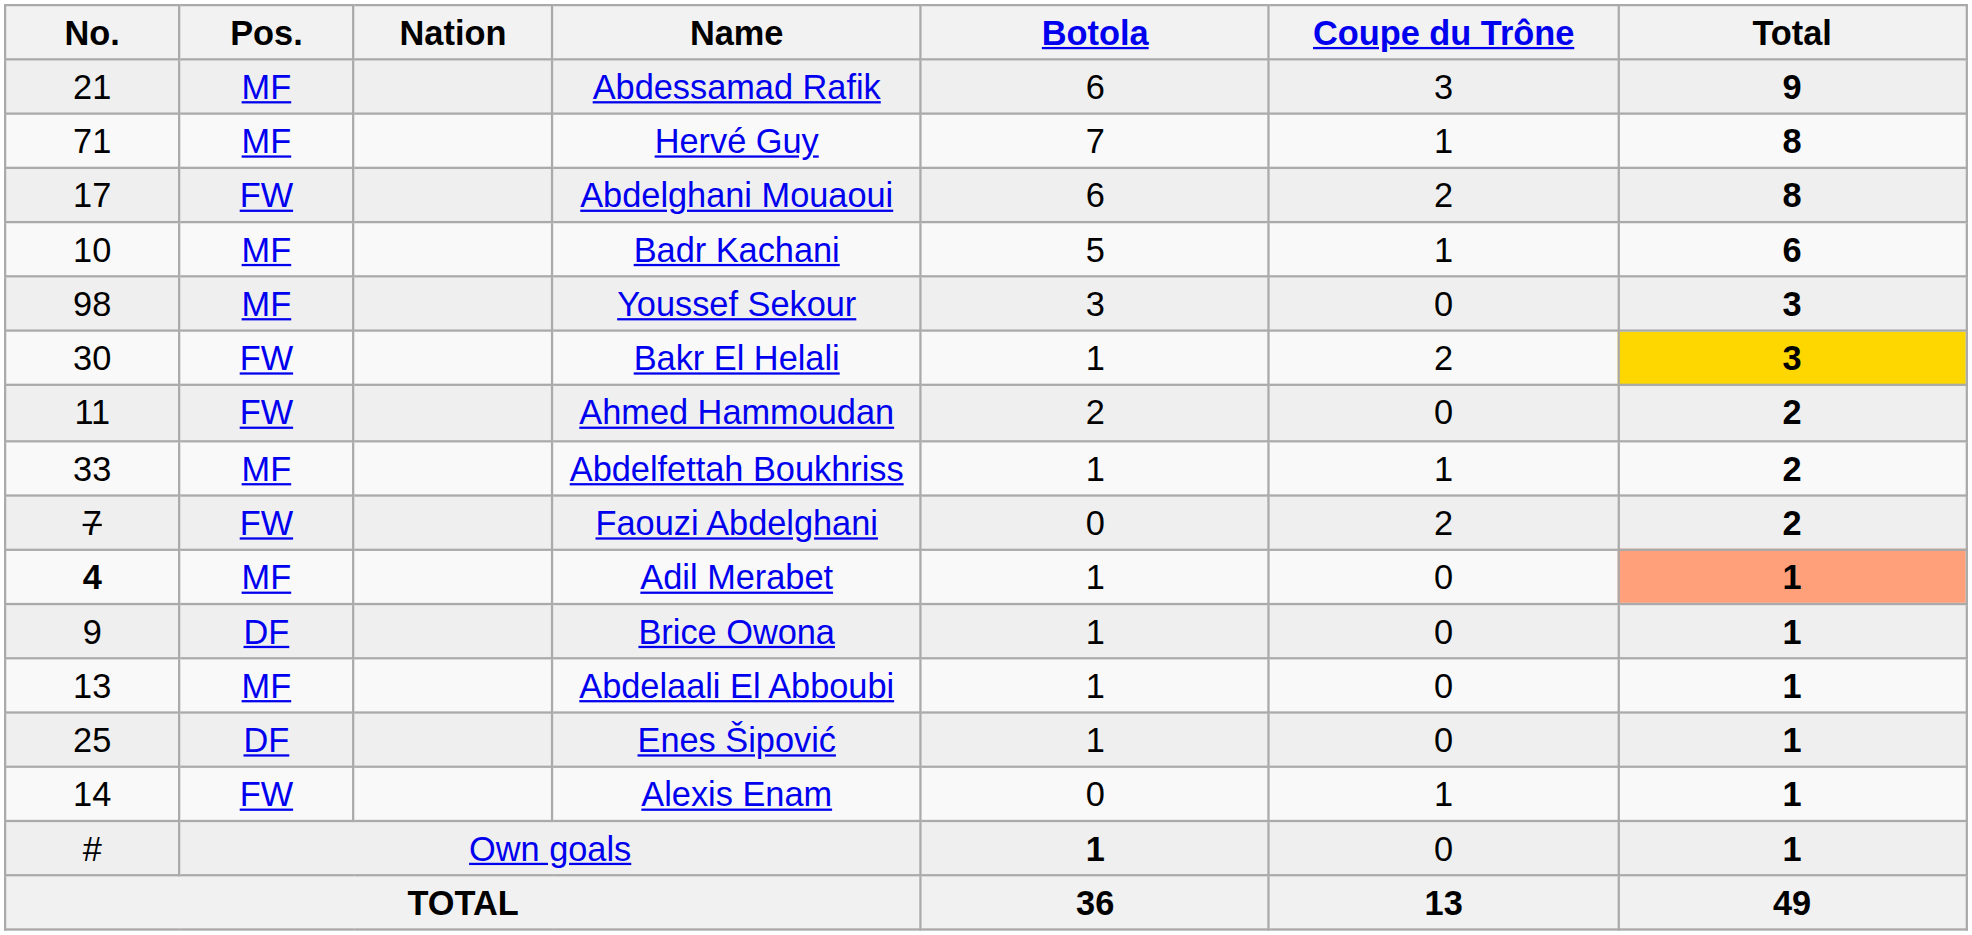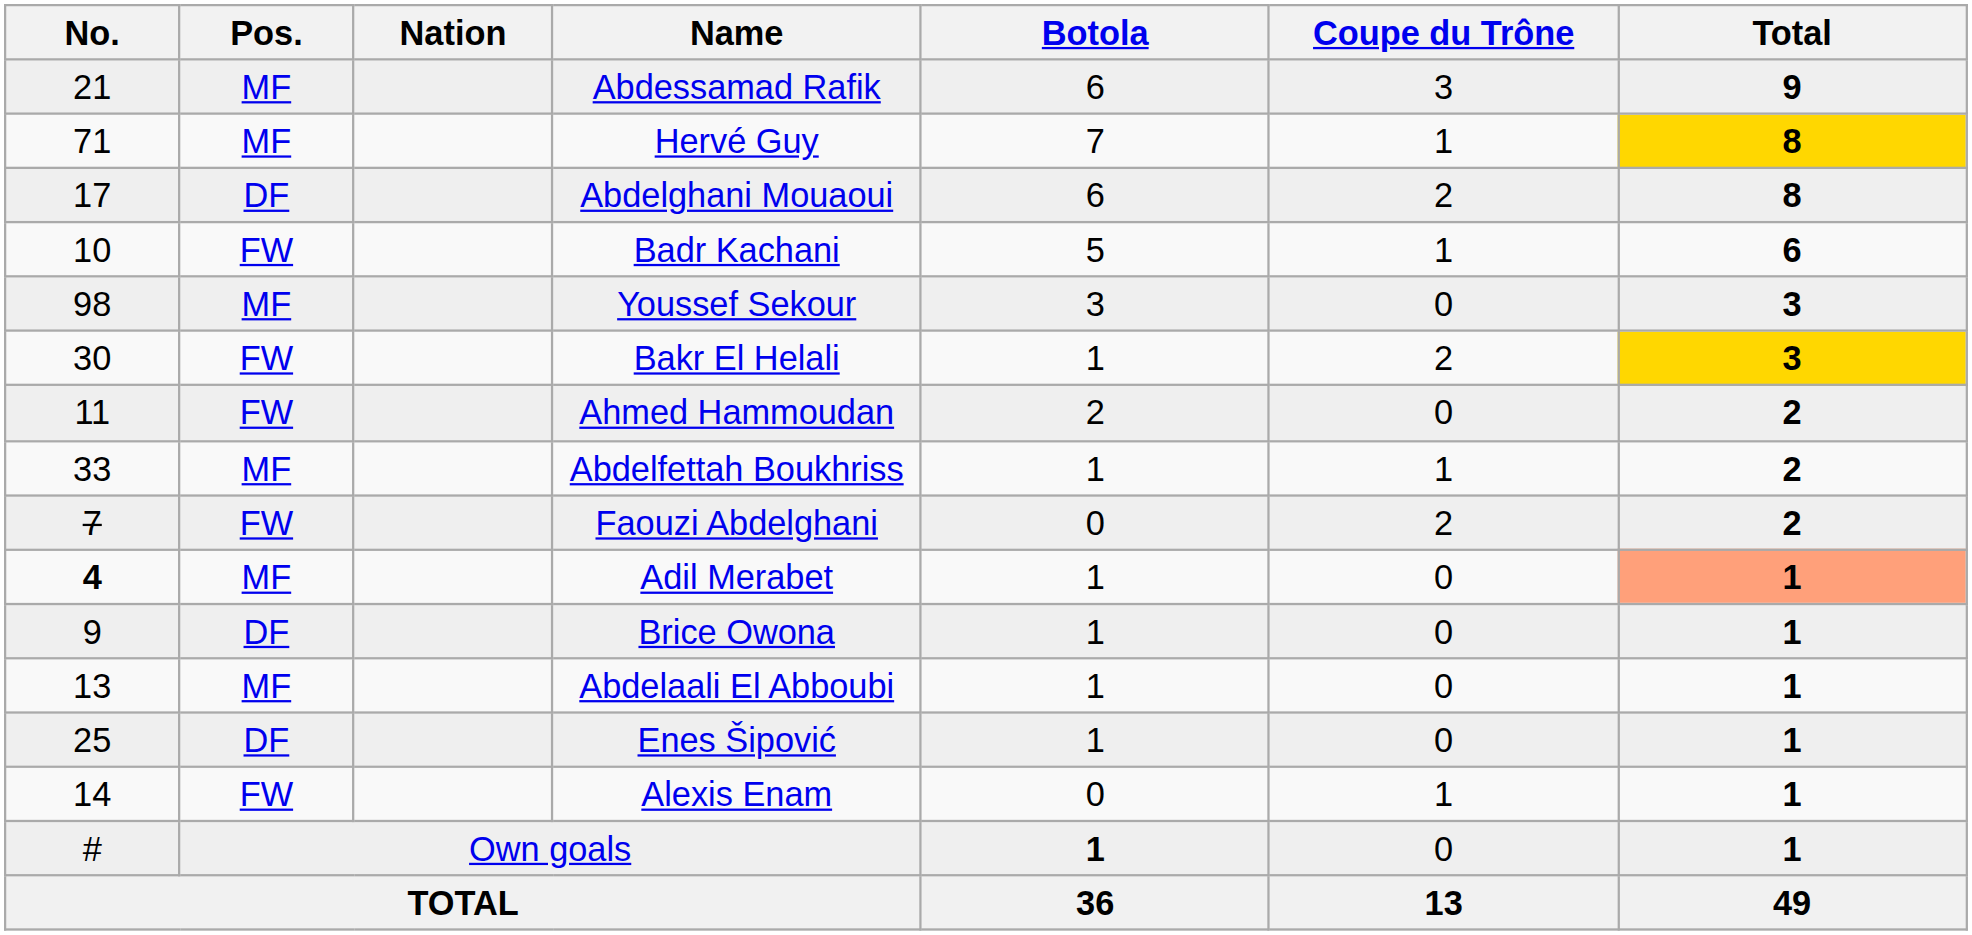(1792, 141) no background -> (1792, 141) gold background
(266, 196) FW -> (266, 196) DF
(266, 250) MF -> (266, 250) FW
